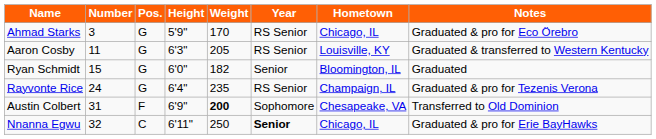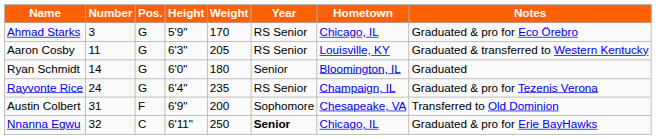(95, 69) 15 -> (95, 69) 14
(219, 69) 182 -> (219, 69) 180
(219, 106) bold -> (219, 106) normal
